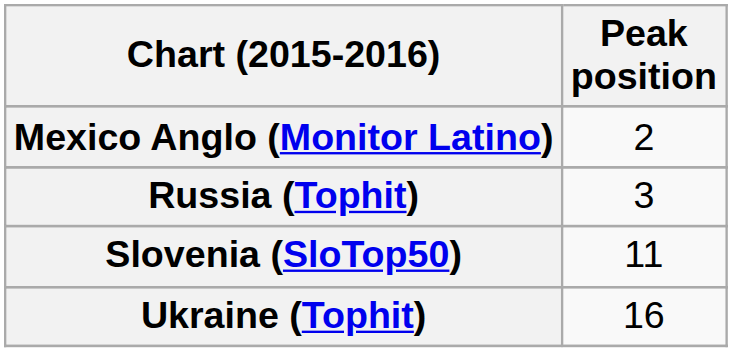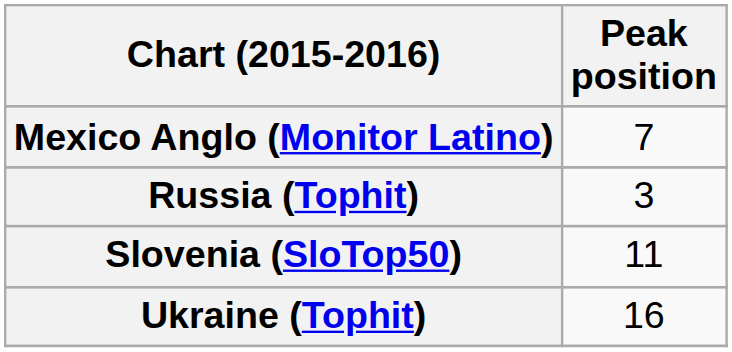(644, 136) 2 -> (644, 136) 7
